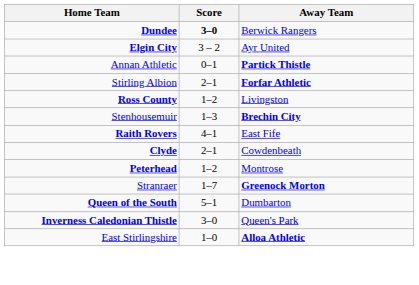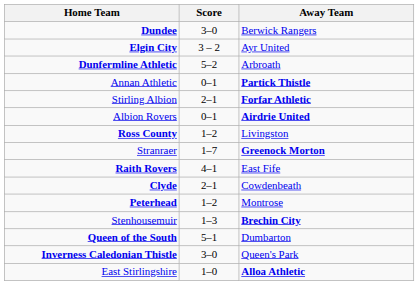(209, 30) bold -> (209, 30) normal
+ row: (128, 64)
+ row: (145, 116)
rows swapped: (144, 116) <-> (157, 185)
